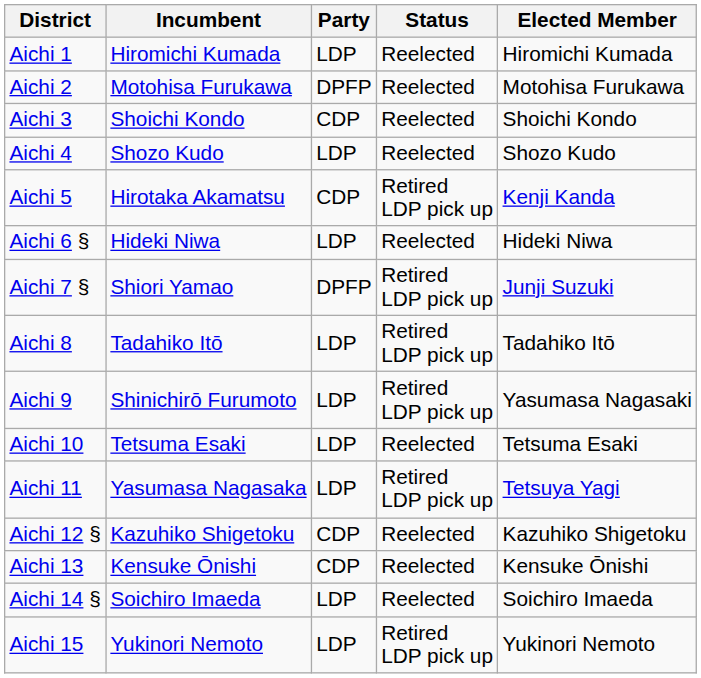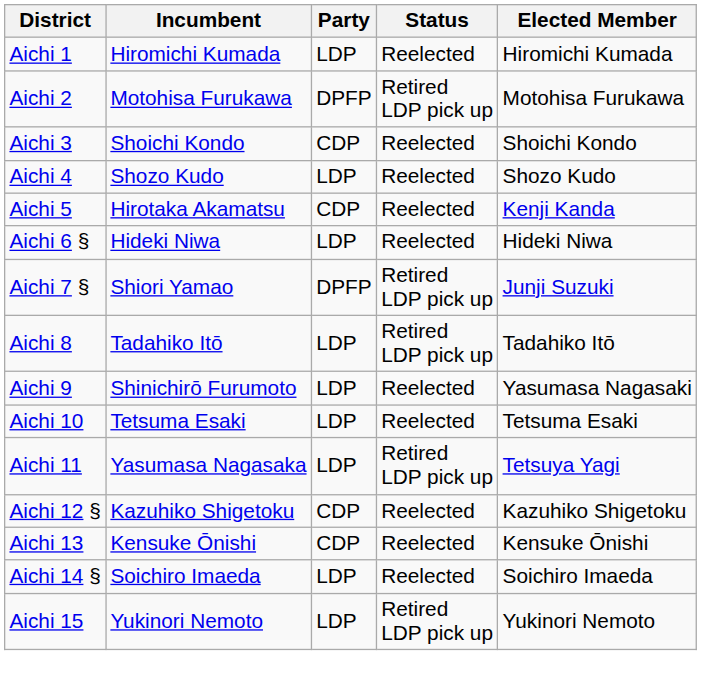(428, 86) Reelected -> (437, 98) Retired LDP pick up
(437, 197) Retired LDP pick up -> (428, 209) Reelected
(437, 399) Retired LDP pick up -> (428, 388) Reelected
